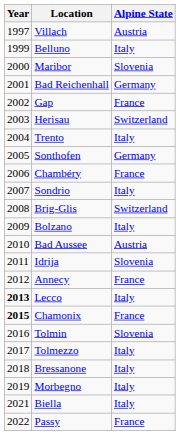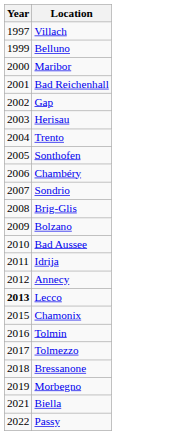- column: (143, 13)
(18, 315) bold -> (18, 315) normal
